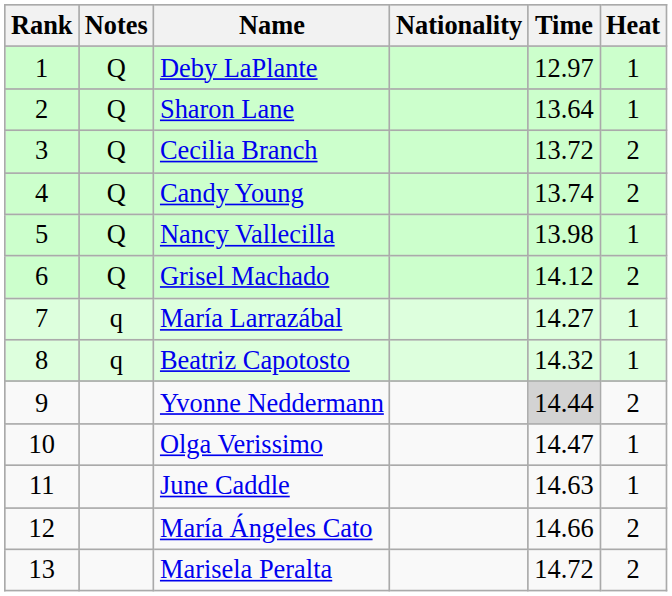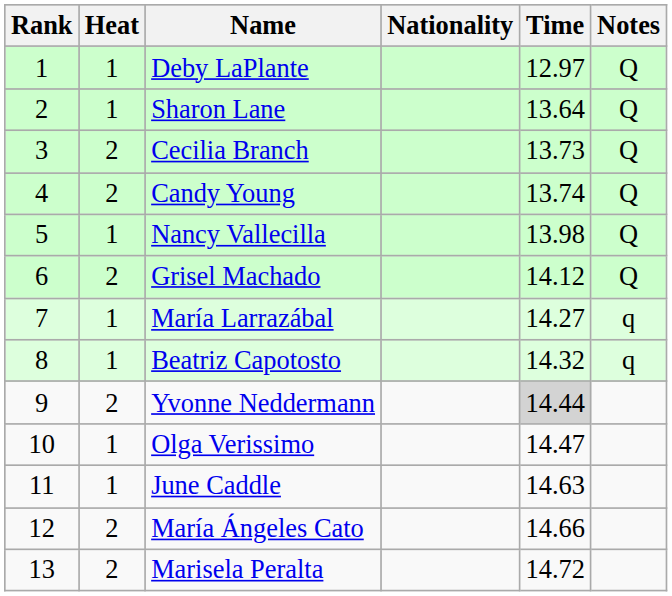columns swapped: (633, 25) <-> (116, 25)
(564, 151) 13.72 -> (555, 151) 13.73
